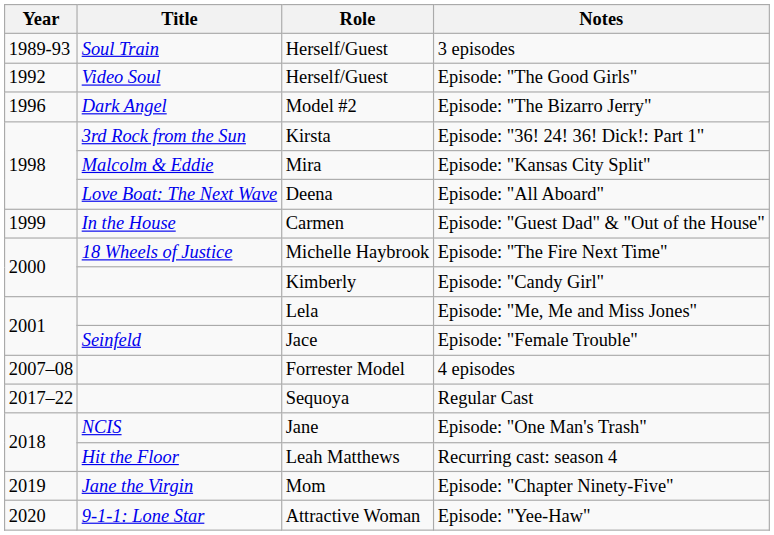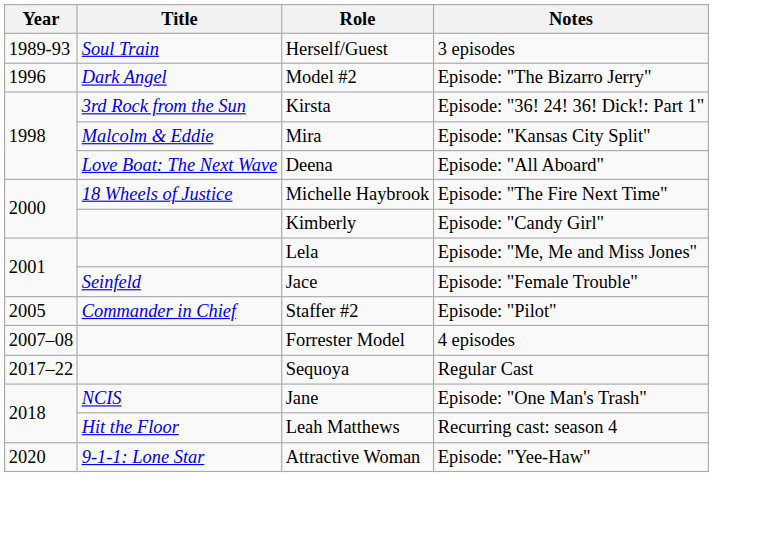- row: (538, 77)
- row: (601, 223)
+ row: (497, 310)
- row: (556, 485)
